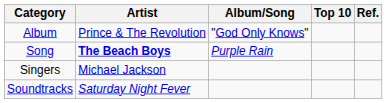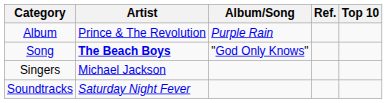columns swapped: (333, 13) <-> (368, 13)
(260, 32) "God Only Knows" -> (242, 32) Purple Rain
(242, 51) Purple Rain -> (260, 51) "God Only Knows"
